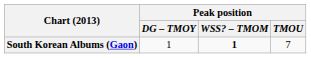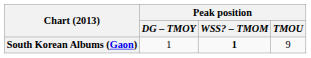(288, 45) 7 -> (288, 45) 9
